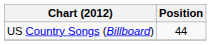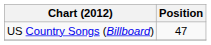(181, 31) 44 -> (181, 31) 47
